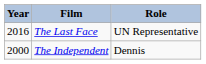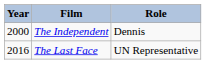rows swapped: (71, 50) <-> (66, 32)
